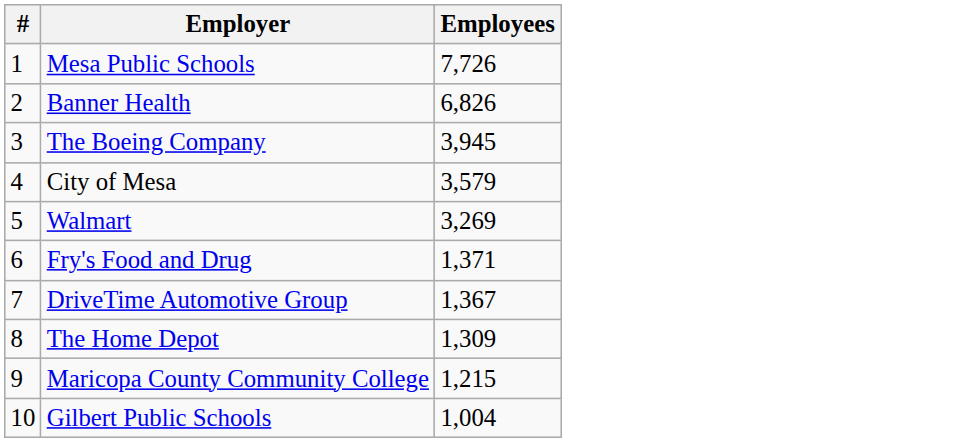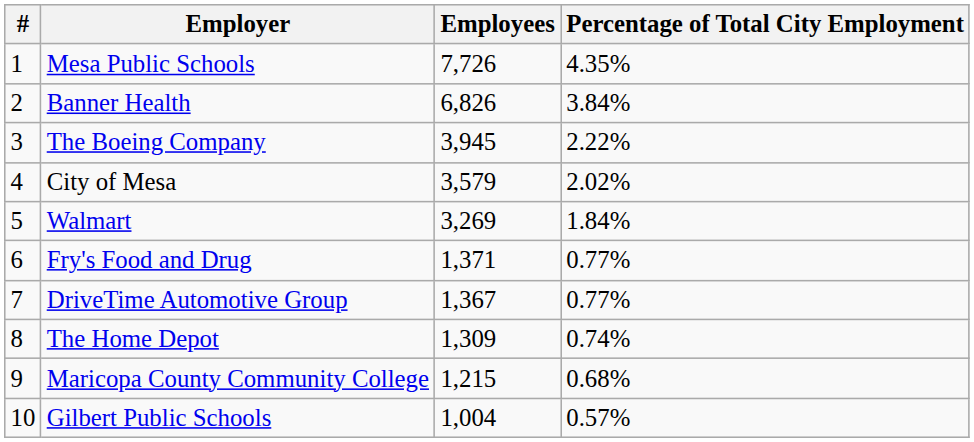+ column: (765, 24)
